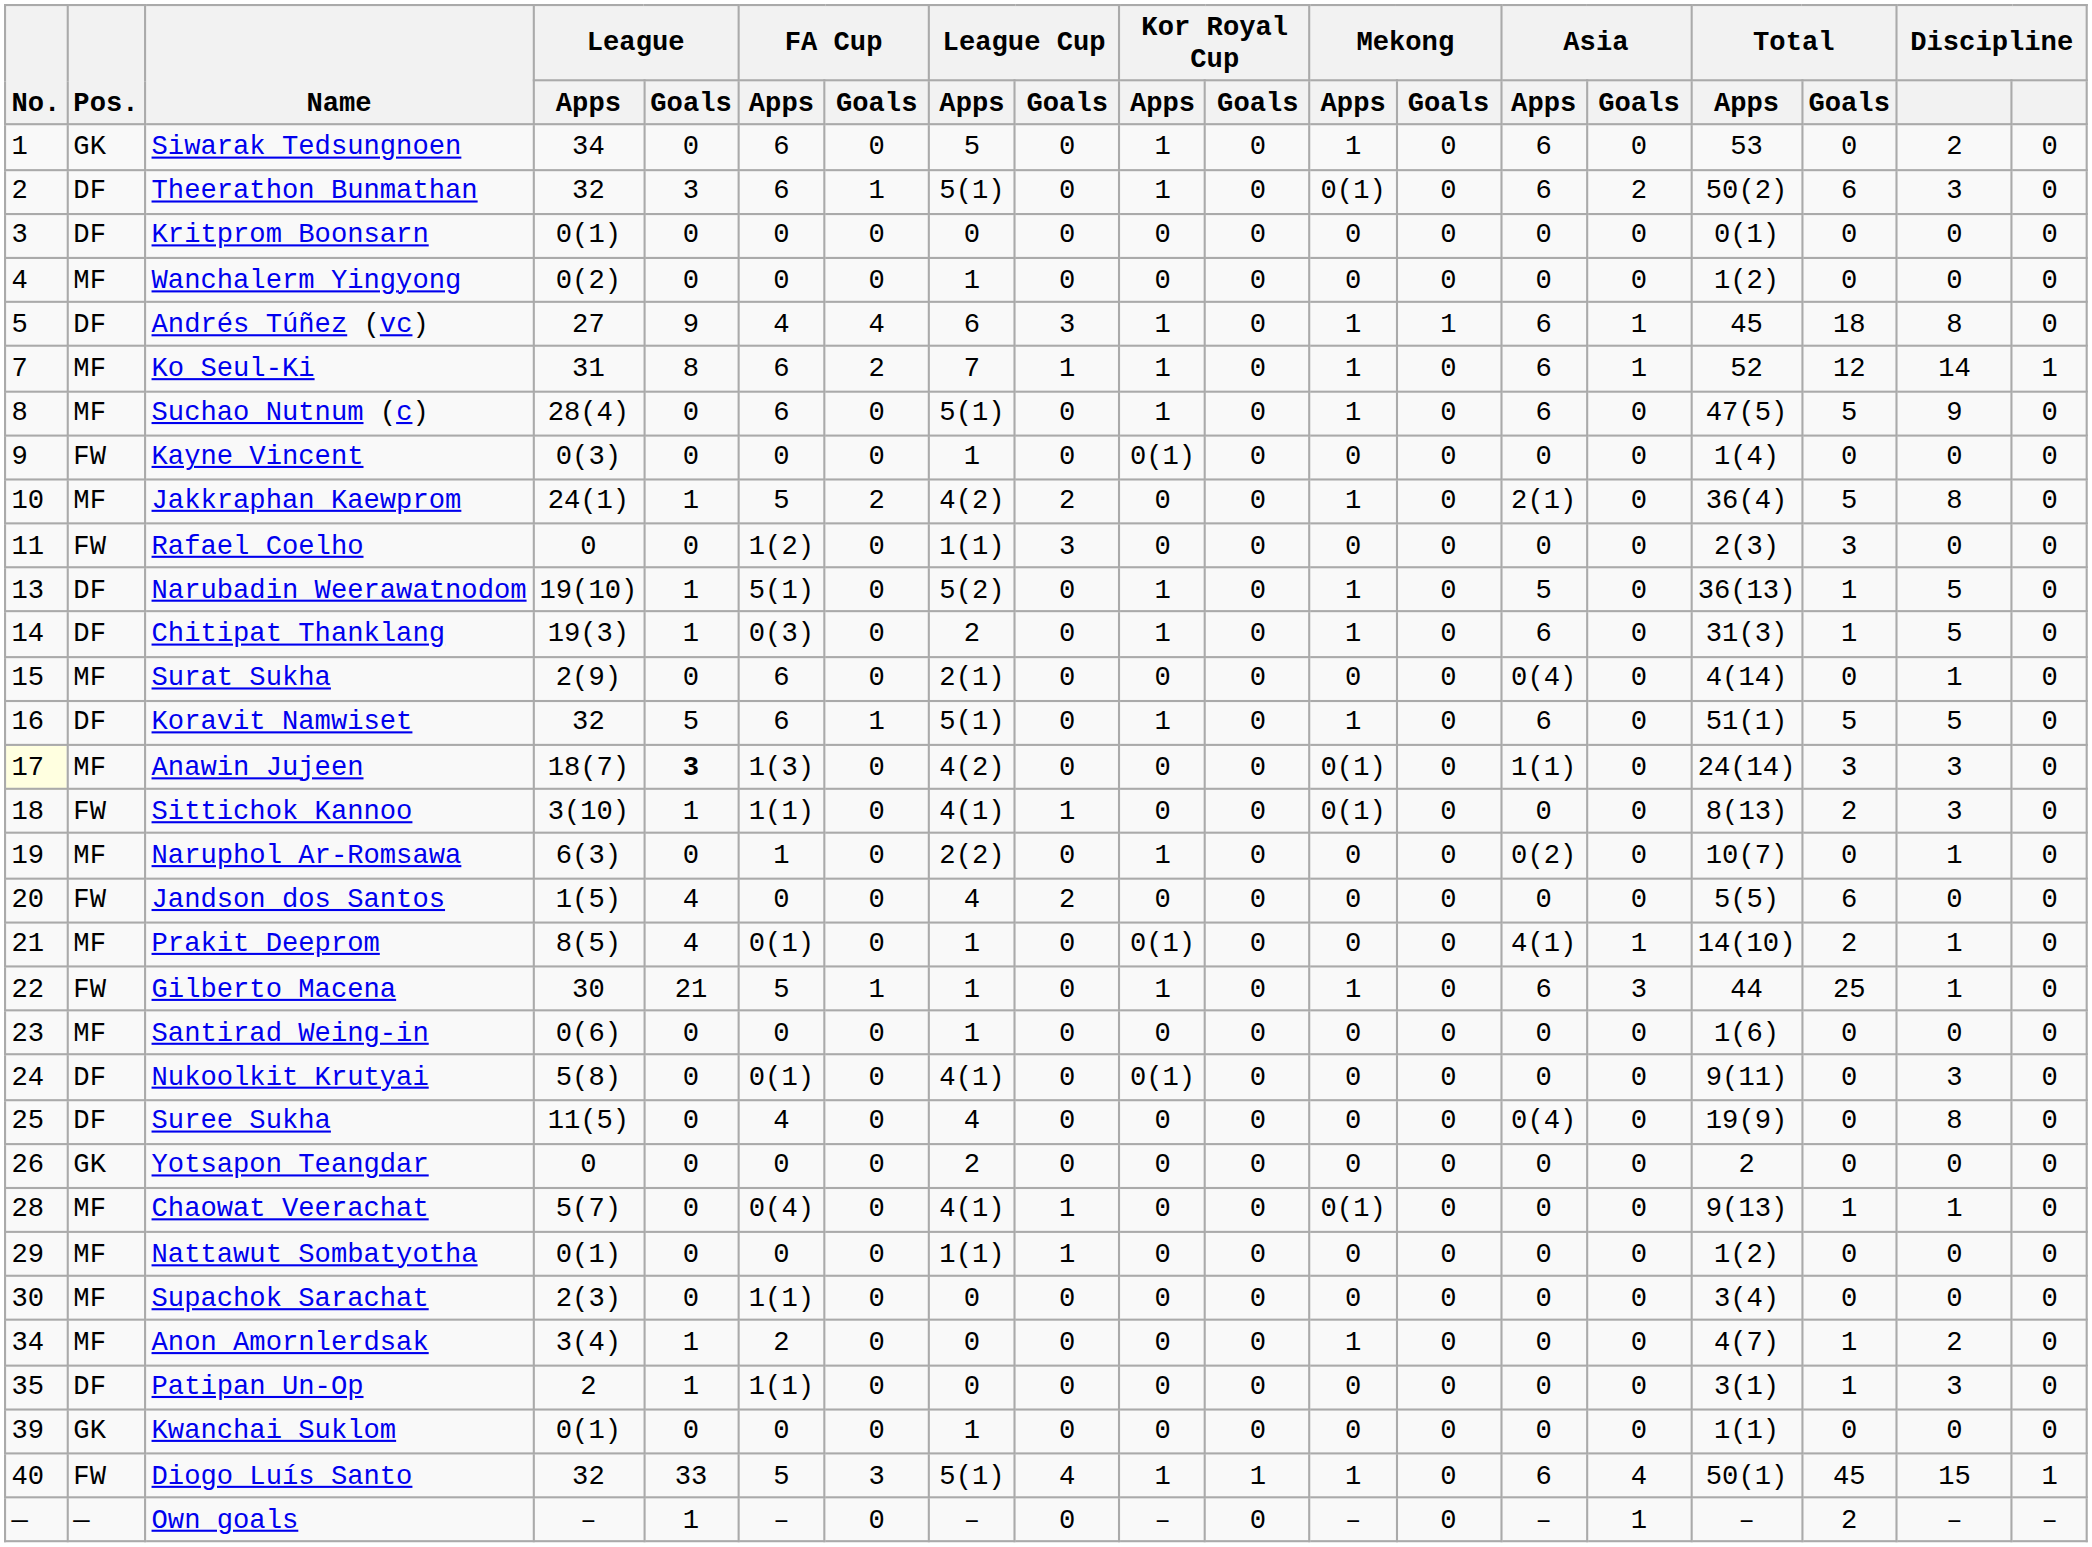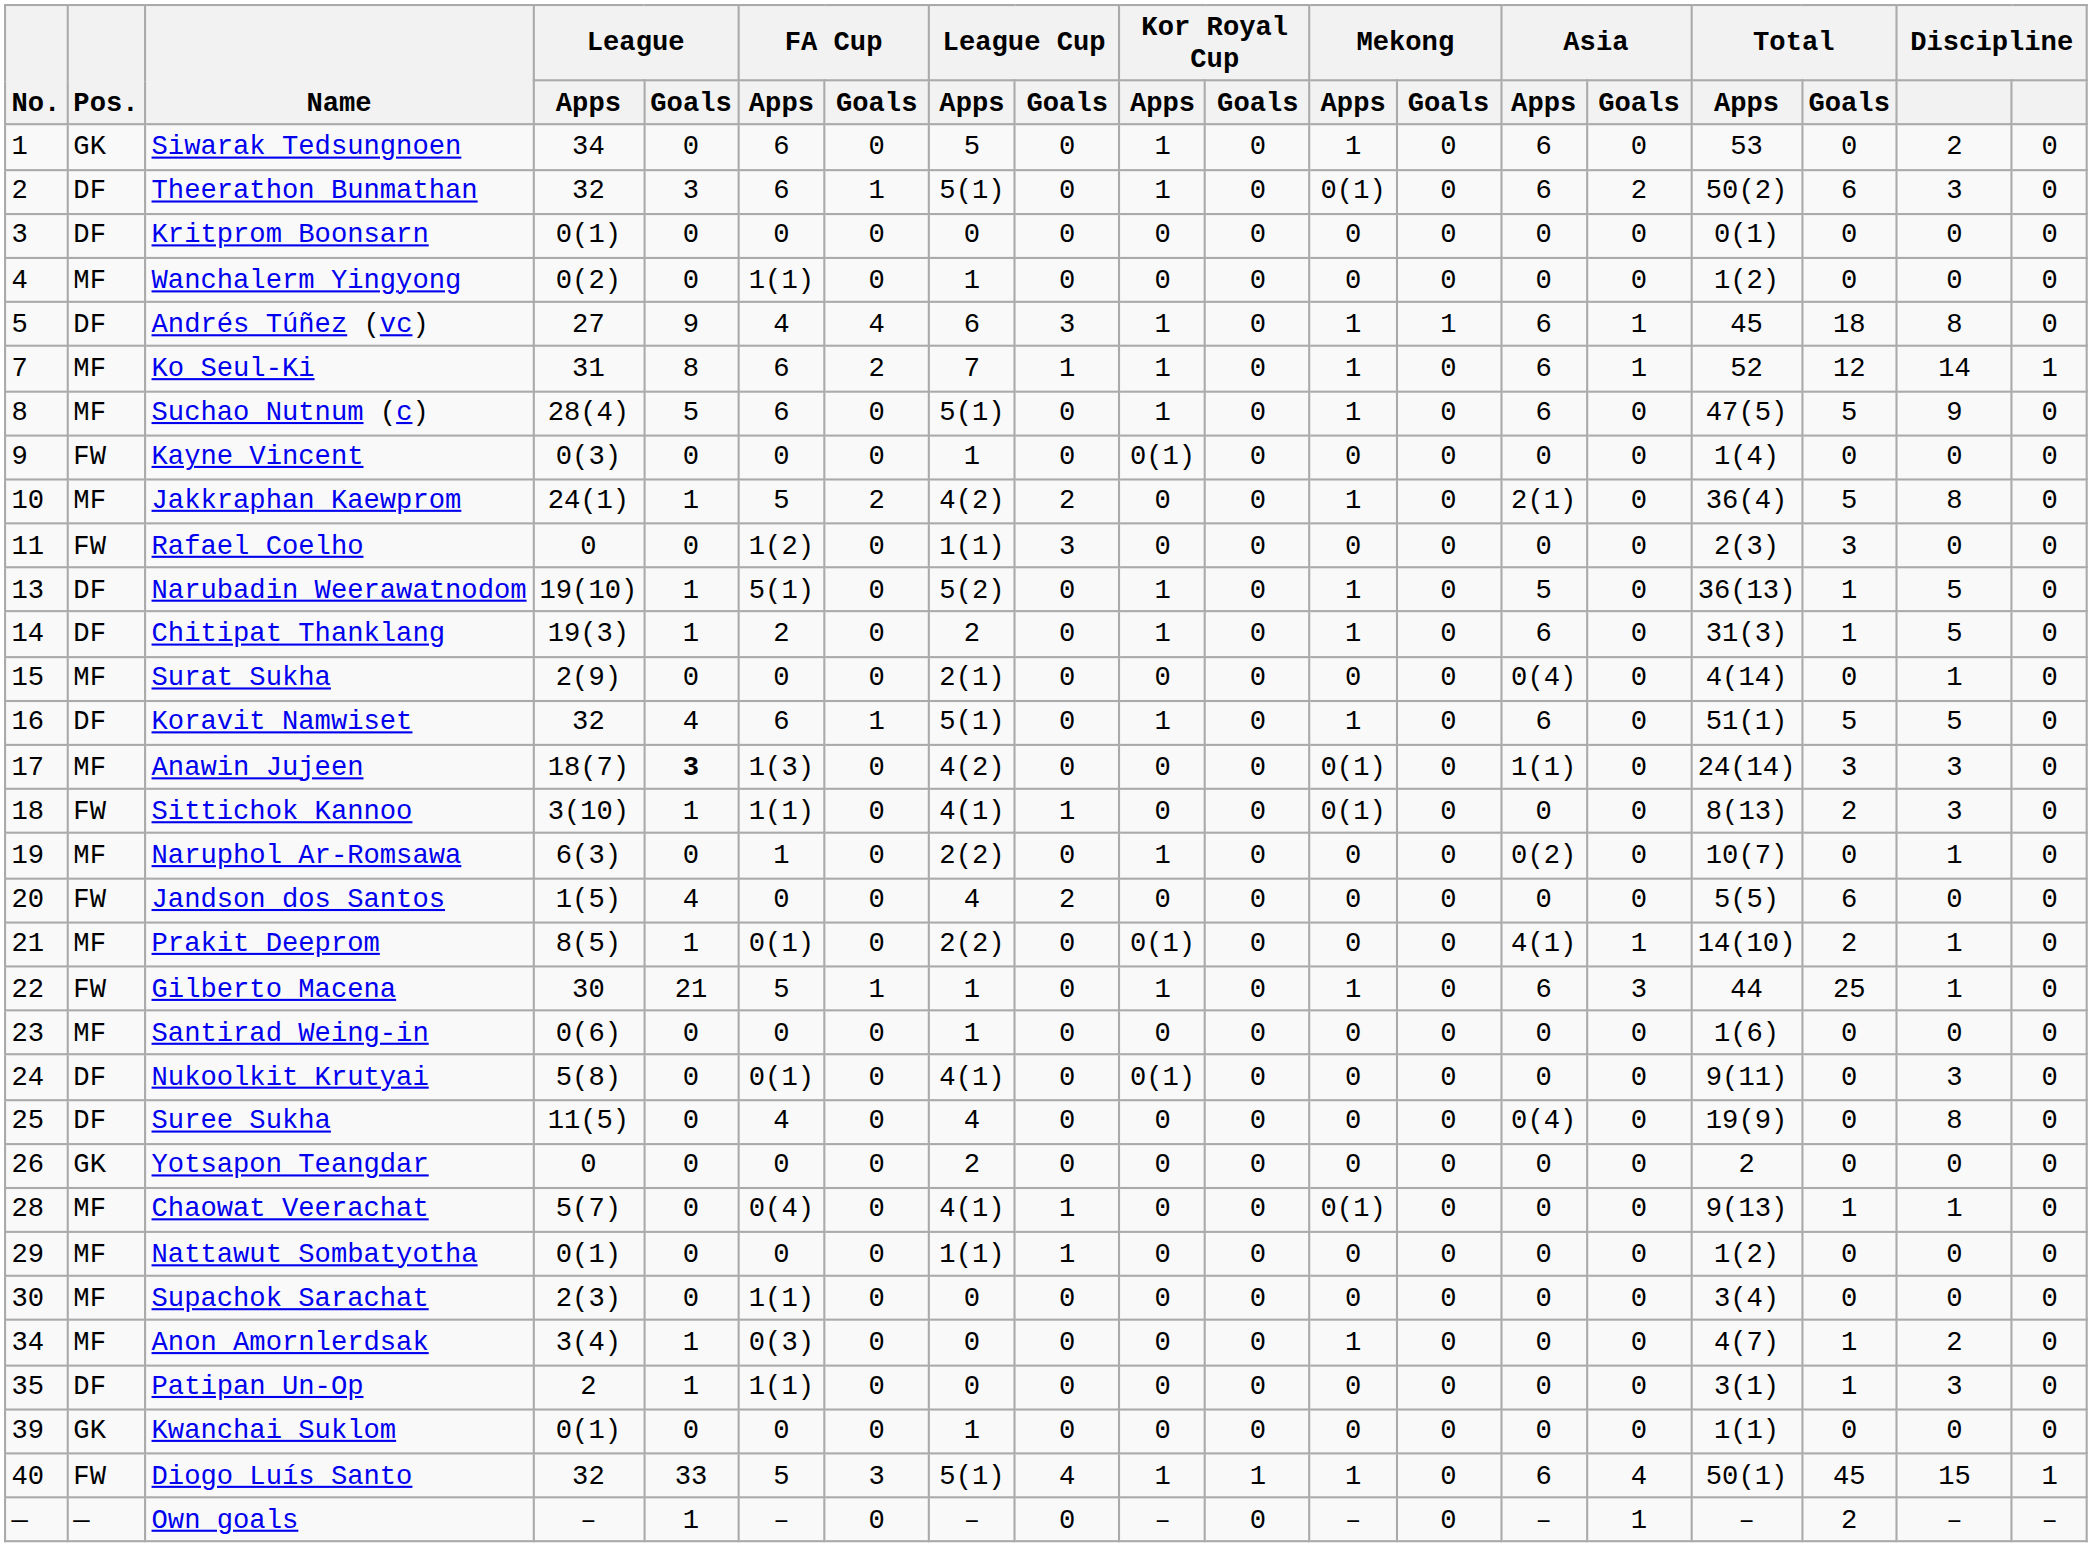(781, 280) 0 -> (781, 280) 1(1)
(691, 413) 0 -> (691, 413) 5
(781, 634) 0(3) -> (781, 634) 2
(781, 678) 6 -> (781, 678) 0
(691, 723) 5 -> (691, 723) 4
(28, 767) lightyellow background -> (28, 767) no background
(691, 944) 4 -> (691, 944) 1
(972, 944) 1 -> (972, 944) 2(2)
(781, 1343) 2 -> (781, 1343) 0(3)
